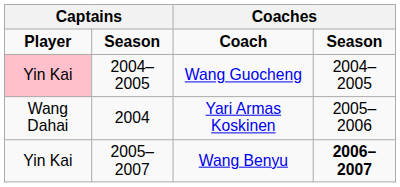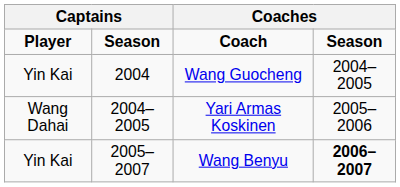(48, 75) pink background -> (48, 75) no background
(132, 75) 2004–2005 -> (132, 75) 2004
(132, 117) 2004 -> (132, 117) 2004–2005
